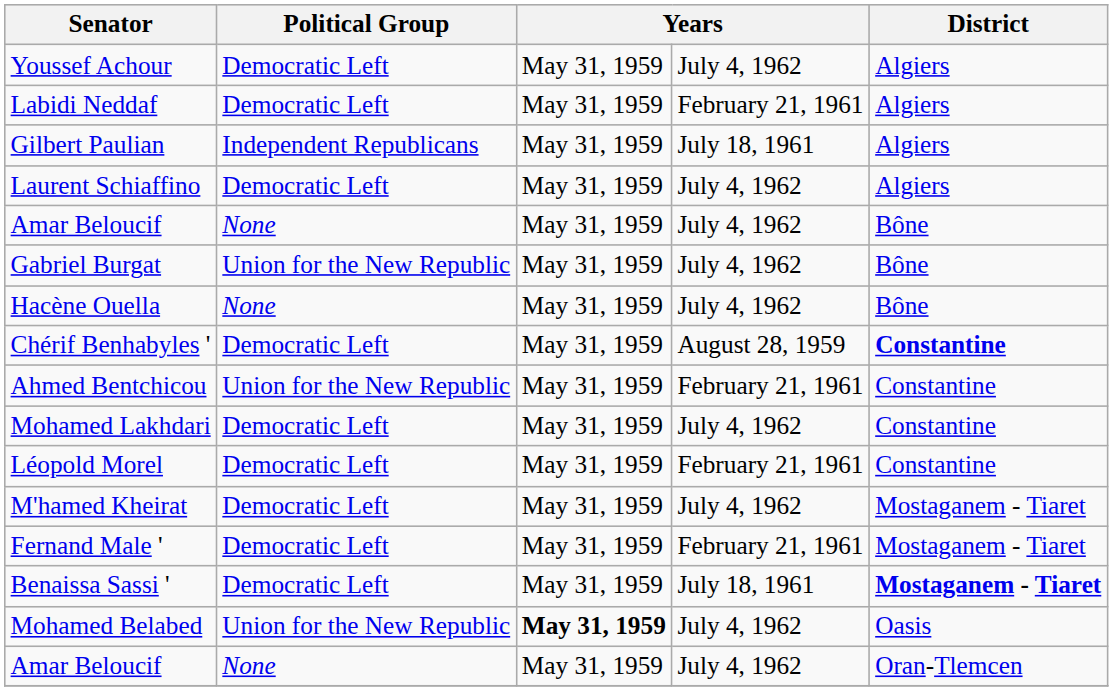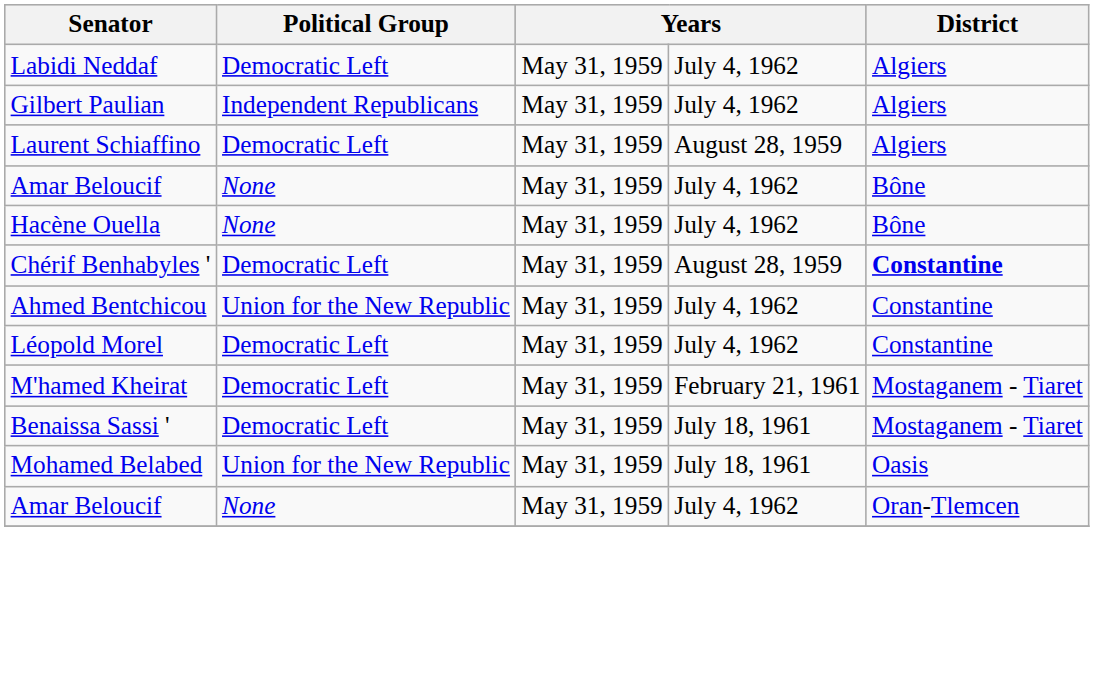- row: (91, 64)
(770, 104) February 21, 1961 -> (736, 64) July 4, 1962
(746, 144) July 18, 1961 -> (736, 104) July 4, 1962
(740, 184) July 4, 1962 -> (758, 144) August 28, 1959
- row: (86, 265)
(770, 385) February 21, 1961 -> (736, 305) July 4, 1962
- row: (111, 425)
(770, 465) February 21, 1961 -> (736, 345) July 4, 1962
(740, 505) July 4, 1962 -> (767, 385) February 21, 1961
- row: (87, 545)
(988, 585) bold -> (977, 425) normal
(594, 625) bold -> (592, 465) normal
(740, 625) July 4, 1962 -> (743, 465) July 18, 1961
